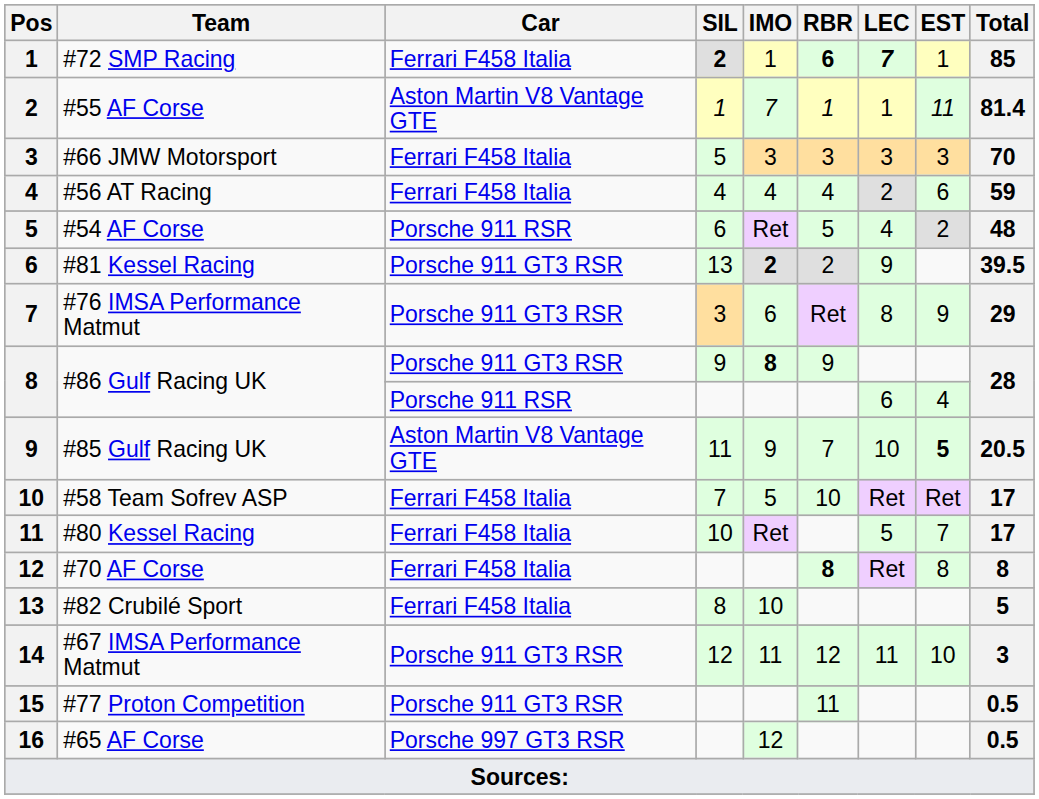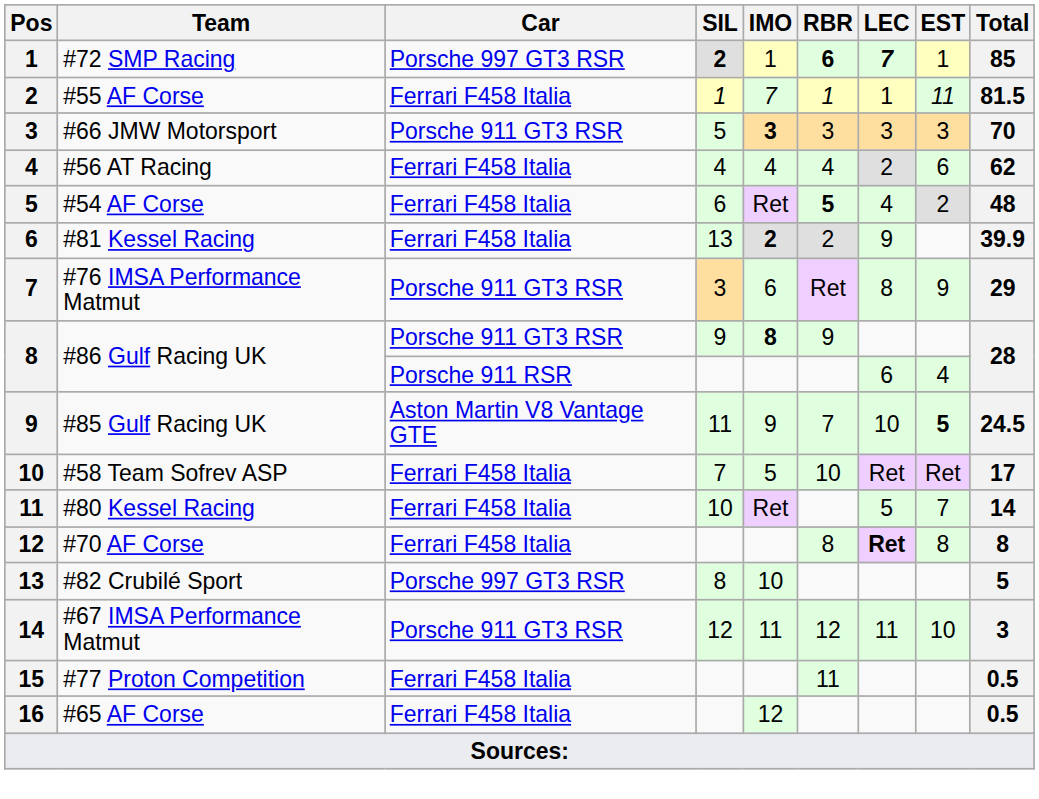(480, 59) Ferrari F458 Italia -> (507, 59) Porsche 997 GT3 RSR
(517, 108) Aston Martin V8 Vantage GTE -> (480, 95) Ferrari F458 Italia
(1003, 108) 81.4 -> (1003, 95) 81.5
(480, 157) Ferrari F458 Italia -> (506, 131) Porsche 911 GT3 RSR
(770, 157) normal -> (770, 131) bold
(1003, 193) 59 -> (1003, 167) 62
(481, 229) Porsche 911 RSR -> (480, 204) Ferrari F458 Italia
(828, 229) normal -> (828, 204) bold
(506, 265) Porsche 911 GT3 RSR -> (480, 240) Ferrari F458 Italia
(1003, 265) 39.5 -> (1003, 240) 39.9
(1003, 448) 20.5 -> (1003, 423) 24.5
(1003, 533) 17 -> (1003, 508) 14
(828, 570) bold -> (828, 544) normal
(887, 570) normal -> (887, 544) bold
(480, 606) Ferrari F458 Italia -> (507, 580) Porsche 997 GT3 RSR
(506, 704) Porsche 911 GT3 RSR -> (480, 678) Ferrari F458 Italia
(507, 740) Porsche 997 GT3 RSR -> (480, 715) Ferrari F458 Italia
